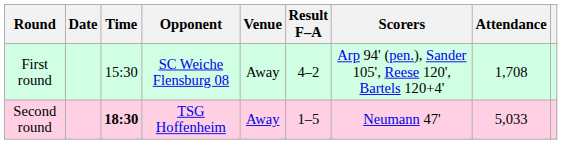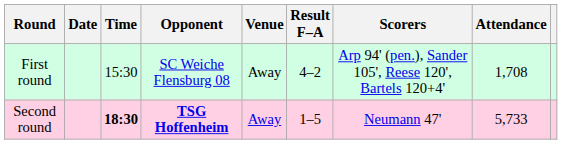(191, 119) normal -> (192, 119) bold
(511, 119) 5,033 -> (511, 119) 5,733
